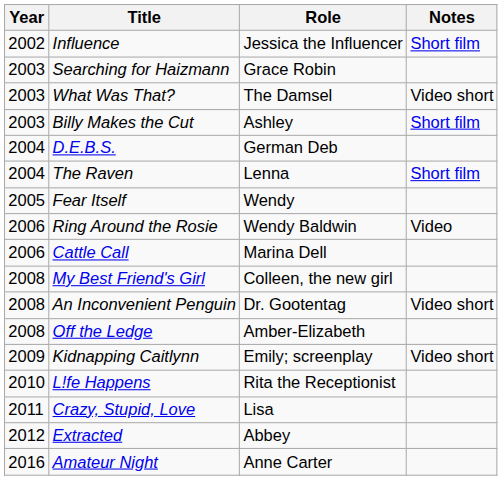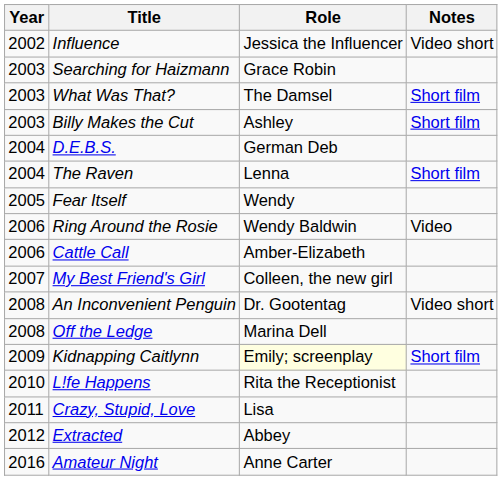(445, 43) Short film -> (452, 43) Video short
(452, 95) Video short -> (445, 95) Short film
(285, 252) Marina Dell -> (304, 252) Amber-Elizabeth
(27, 278) 2008 -> (27, 278) 2007
(304, 331) Amber-Elizabeth -> (285, 331) Marina Dell
(308, 357) no background -> (308, 357) lightyellow background
(452, 357) Video short -> (445, 357) Short film
